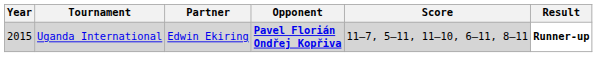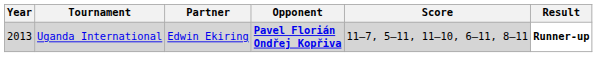(19, 37) 2015 -> (19, 37) 2013
